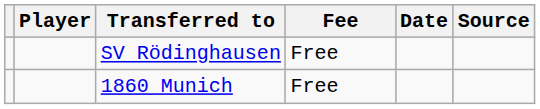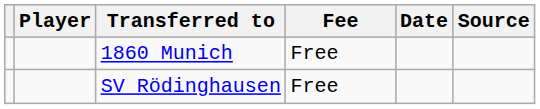rows swapped: (191, 54) <-> (167, 86)
